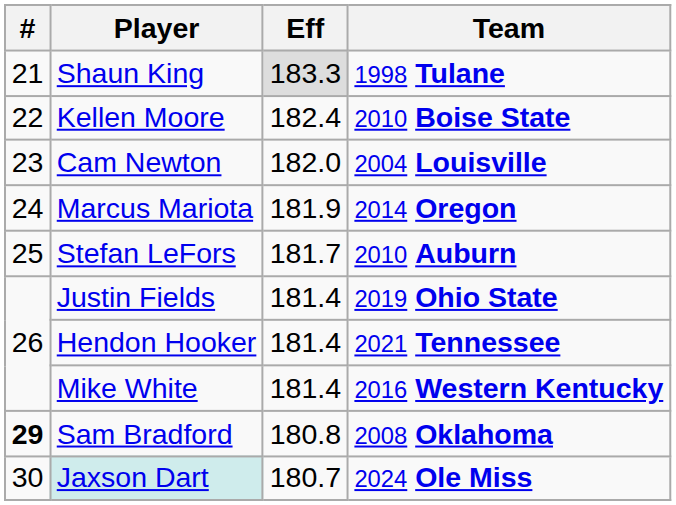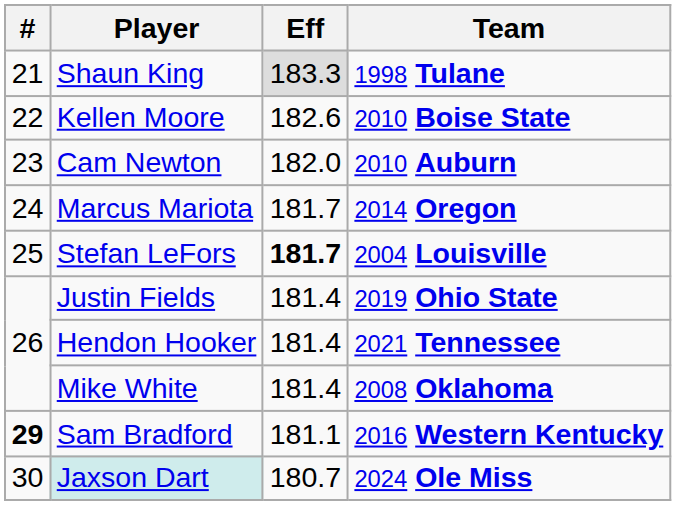(305, 118) 182.4 -> (305, 118) 182.6
(451, 163) 2004 Louisville -> (435, 163) 2010 Auburn
(305, 208) 181.9 -> (305, 208) 181.7
(305, 253) normal -> (305, 253) bold
(435, 253) 2010 Auburn -> (451, 253) 2004 Louisville
(509, 388) 2016 Western Kentucky -> (454, 388) 2008 Oklahoma
(305, 433) 180.8 -> (305, 433) 181.1
(454, 433) 2008 Oklahoma -> (509, 433) 2016 Western Kentucky
